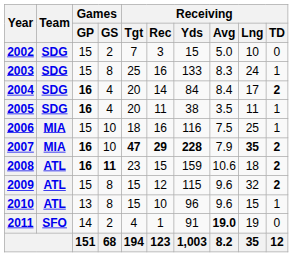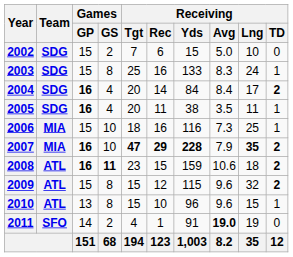(160, 52) 3 -> (160, 52) 6
(224, 128) 7.5 -> (224, 128) 7.3
